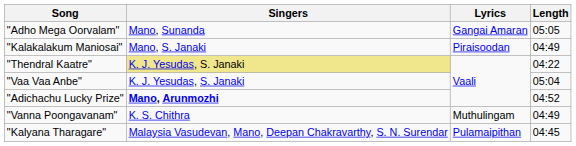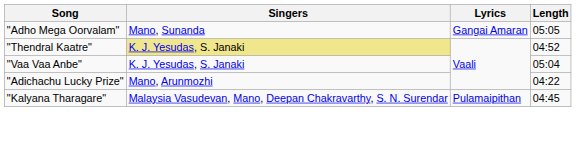- row: (65, 47)
(546, 64) 04:22 -> (546, 47) 04:52
(174, 99) bold -> (171, 81) normal
(546, 99) 04:52 -> (546, 81) 04:22
- row: (62, 116)
